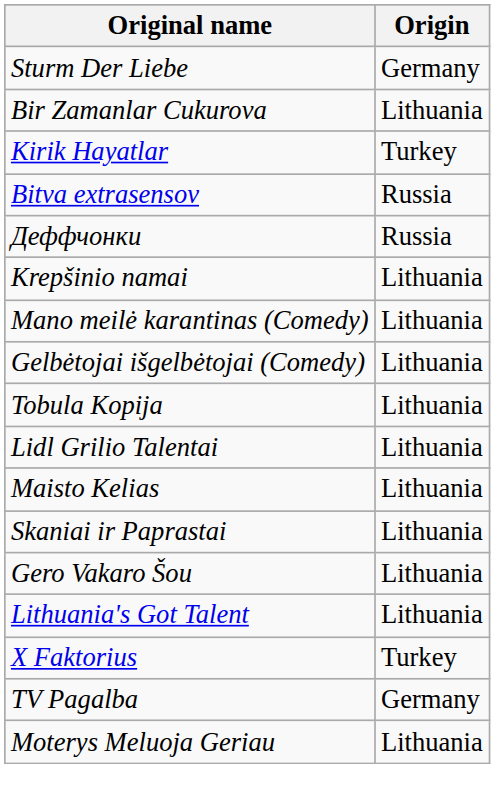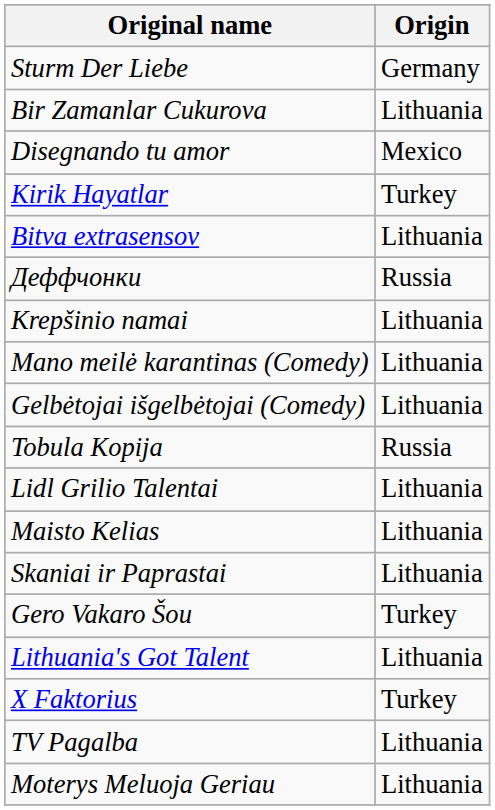+ row: (120, 151)
(416, 194) Russia -> (432, 236) Lithuania
(432, 404) Lithuania -> (416, 446) Russia
(432, 573) Lithuania -> (419, 615) Turkey
(430, 699) Germany -> (432, 741) Lithuania
